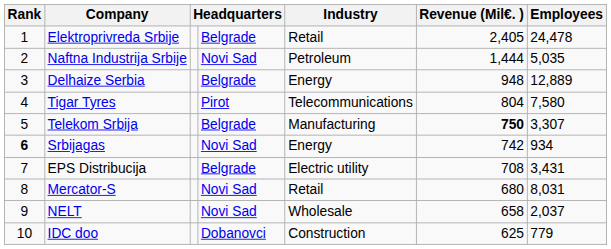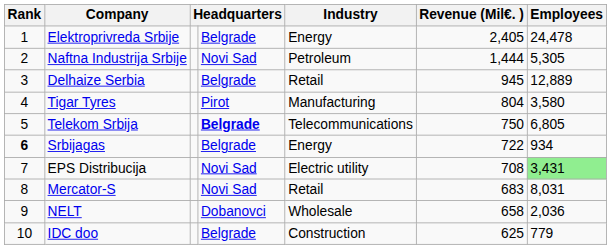(306, 37) Retail -> (310, 37) Energy
(548, 59) 5,035 -> (548, 59) 5,305
(310, 80) Energy -> (306, 80) Retail
(512, 80) 948 -> (512, 80) 945
(351, 102) Telecommunications -> (332, 102) Manufacturing
(548, 102) 7,580 -> (548, 102) 3,580
(228, 124) normal -> (230, 124) bold
(332, 124) Manufacturing -> (351, 124) Telecommunications
(512, 124) bold -> (512, 124) normal
(548, 124) 3,307 -> (548, 124) 6,805
(229, 146) Novi Sad -> (228, 146) Belgrade
(512, 146) 742 -> (512, 146) 722
(228, 168) Belgrade -> (229, 168) Novi Sad
(548, 168) no background -> (548, 168) lightgreen background
(512, 189) 680 -> (512, 189) 683
(229, 211) Novi Sad -> (233, 211) Dobanovci
(548, 211) 2,037 -> (548, 211) 2,036
(233, 233) Dobanovci -> (228, 233) Belgrade
